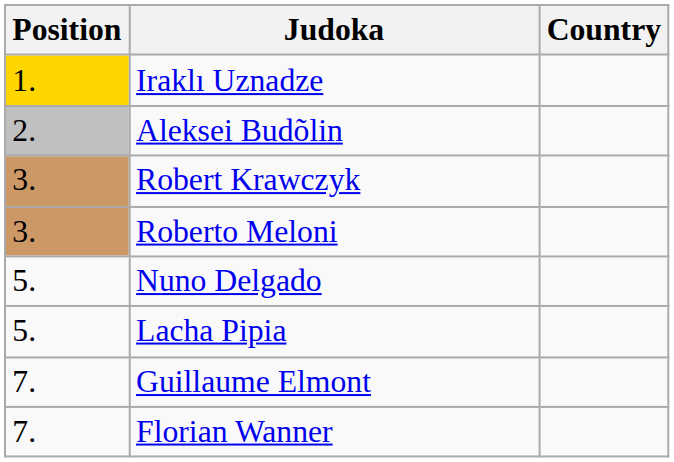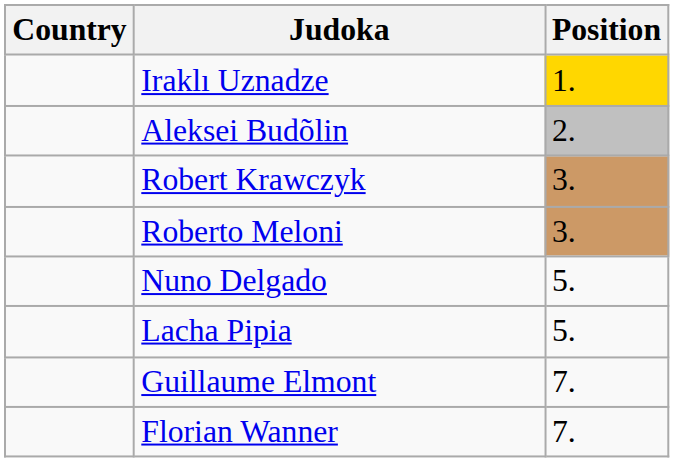columns swapped: (67, 29) <-> (604, 29)
